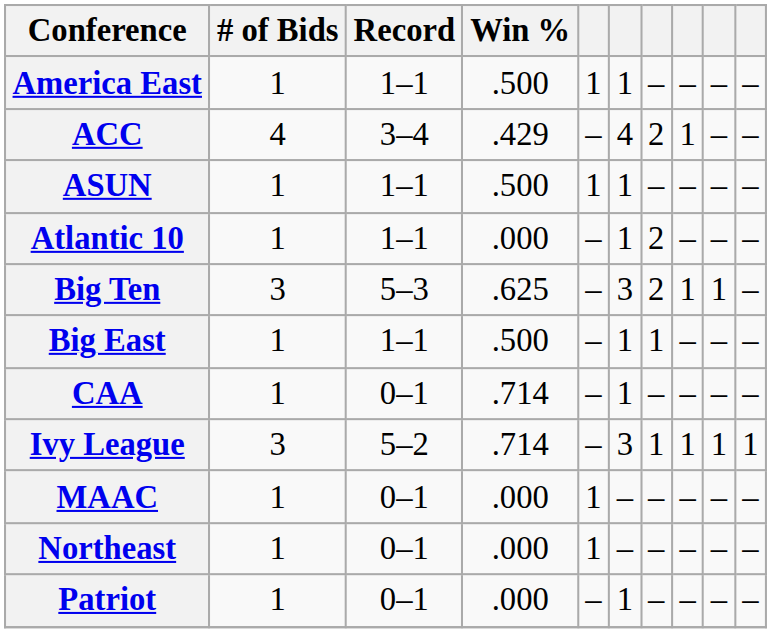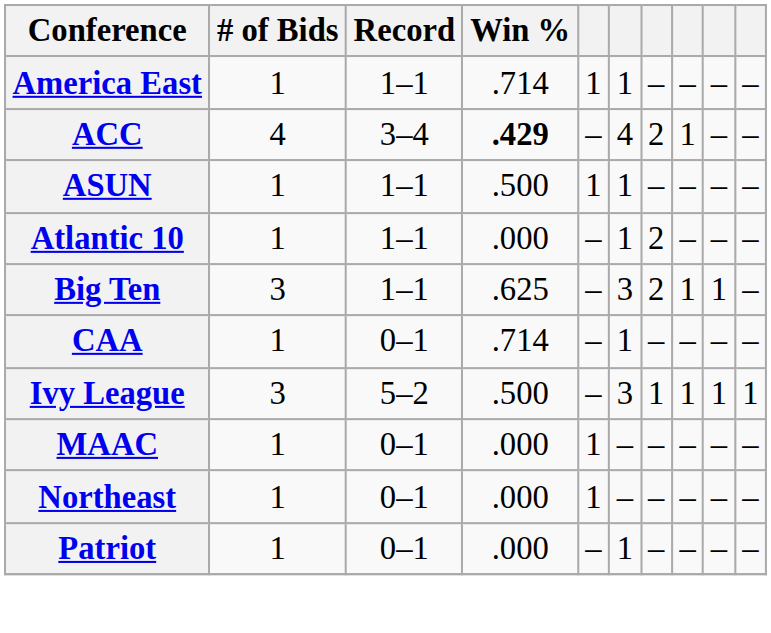(520, 82) .500 -> (520, 82) .714
(520, 133) normal -> (520, 133) bold
(404, 289) 5–3 -> (404, 289) 1–1
- row: (107, 340)
(520, 444) .714 -> (520, 392) .500
